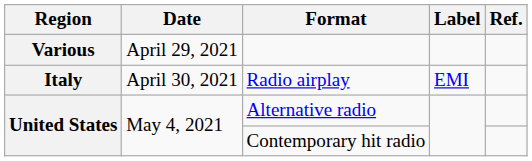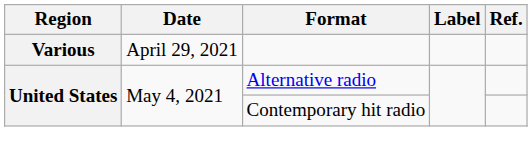- row: (298, 79)
